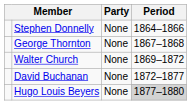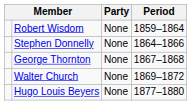+ row: (49, 28)
- row: (51, 76)
(159, 92) lightgrey background -> (159, 92) no background
